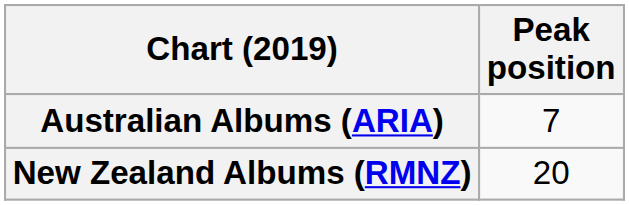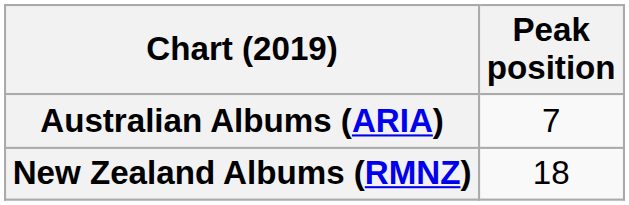(551, 173) 20 -> (551, 173) 18
